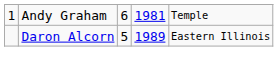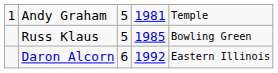(124, 15) 6 -> (124, 15) 5
+ row: (60, 36)
(124, 36) 5 -> (124, 57) 6
(150, 36) 1989 -> (150, 57) 1992
